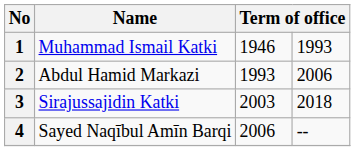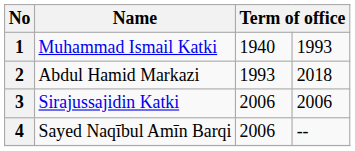(257, 46) 1946 -> (257, 46) 1940
(314, 74) 2006 -> (314, 74) 2018
(257, 103) 2003 -> (257, 103) 2006
(314, 103) 2018 -> (314, 103) 2006
